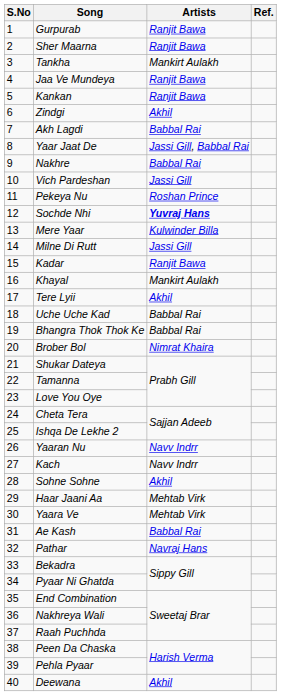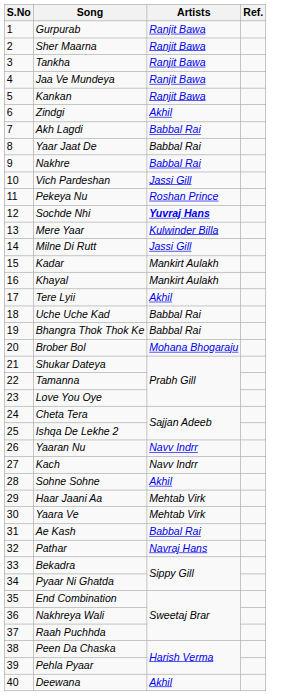(184, 63) Mankirt Aulakh -> (177, 63) Ranjit Bawa
(199, 146) Jassi Gill, Babbal Rai -> (175, 146) Babbal Rai
(177, 264) Ranjit Bawa -> (184, 264) Mankirt Aulakh
(181, 347) Nimrat Khaira -> (194, 347) Mohana Bhogaraju
